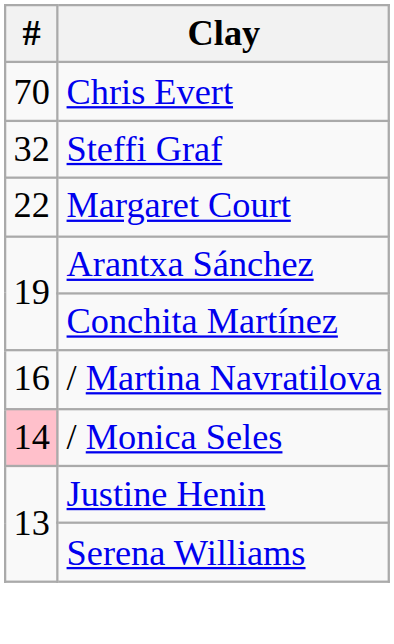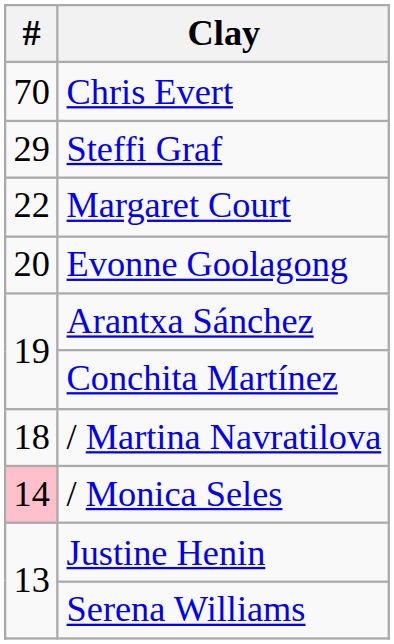(32, 148) 32 -> (32, 148) 29
+ row: (207, 263)
(32, 378) 16 -> (32, 436) 18
